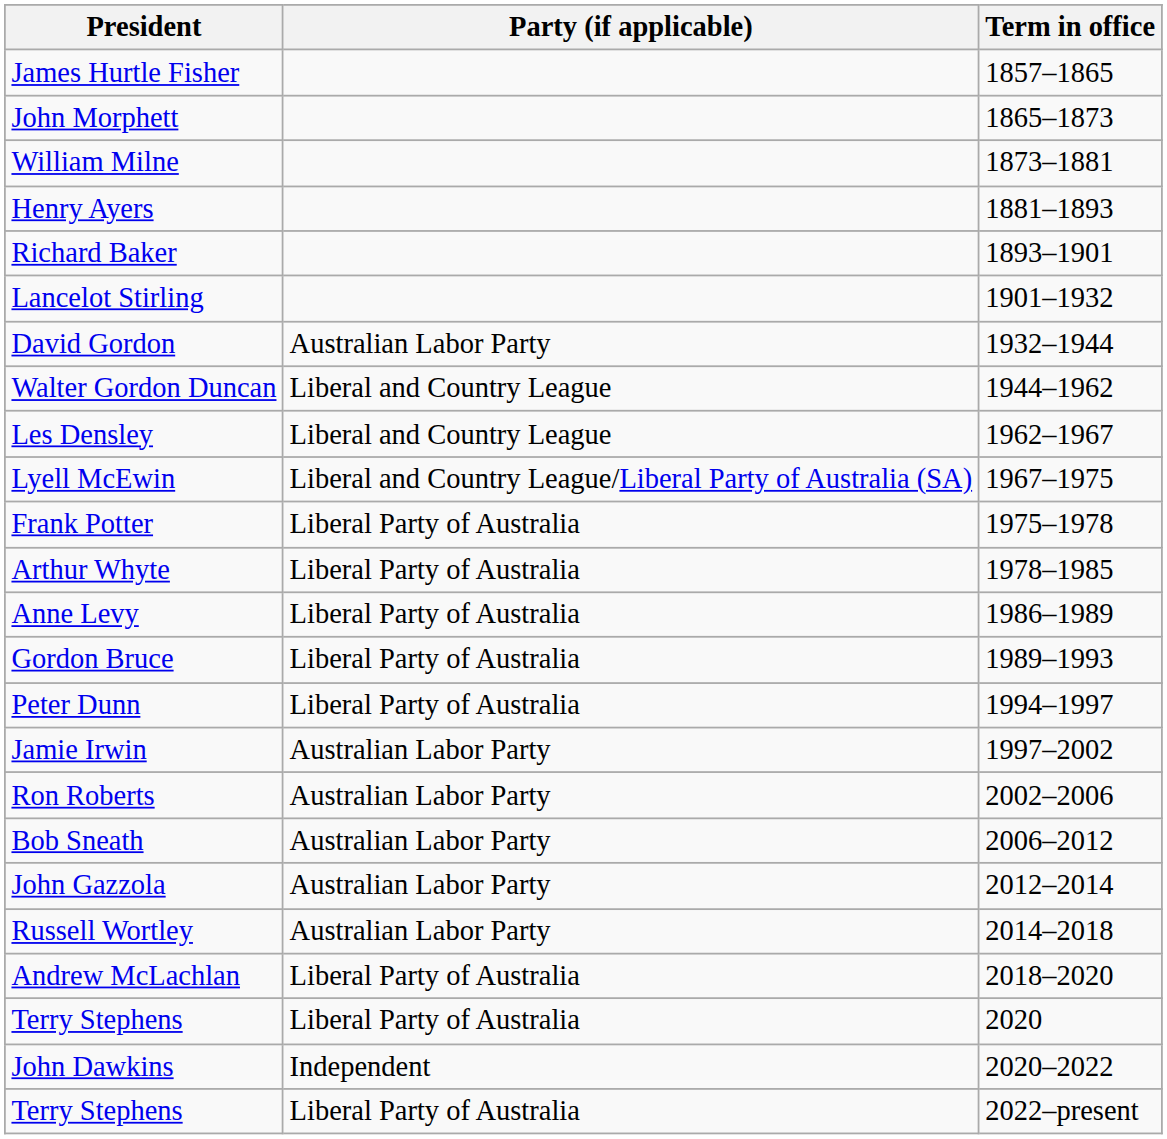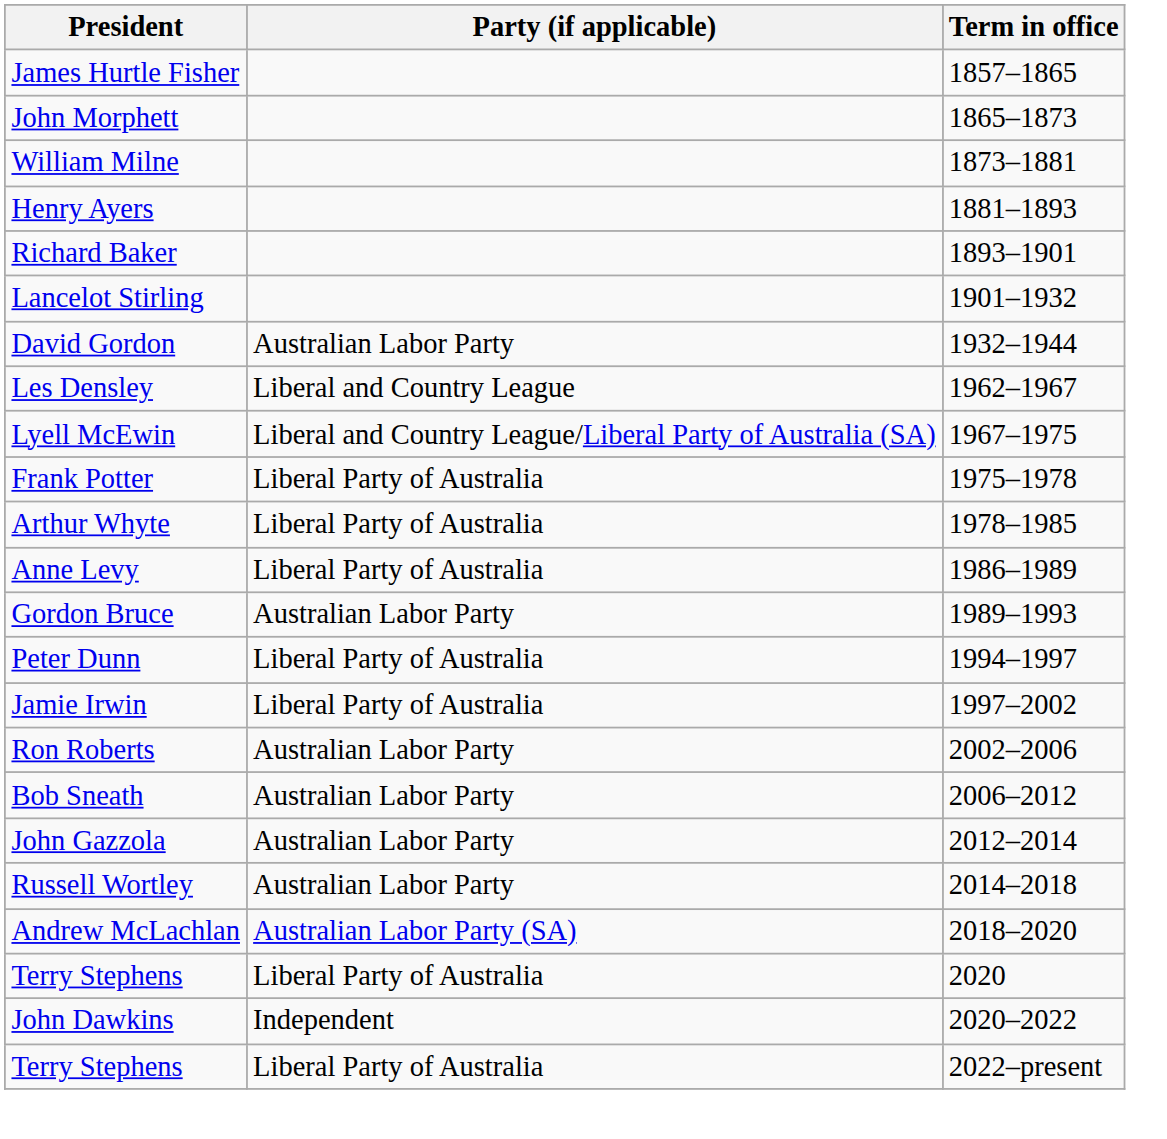- row: (144, 388)
(435, 659) Liberal Party of Australia -> (384, 614) Australian Labor Party
(420, 749) Australian Labor Party -> (398, 704) Liberal Party of Australia
(435, 975) Liberal Party of Australia -> (415, 930) Australian Labor Party (SA)
